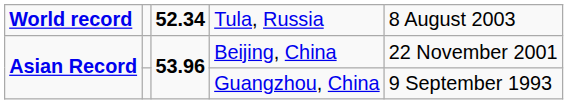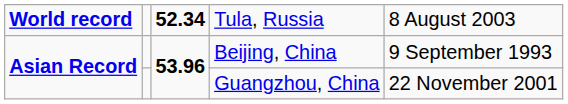(473, 51) 22 November 2001 -> (470, 51) 9 September 1993
(470, 83) 9 September 1993 -> (473, 83) 22 November 2001
